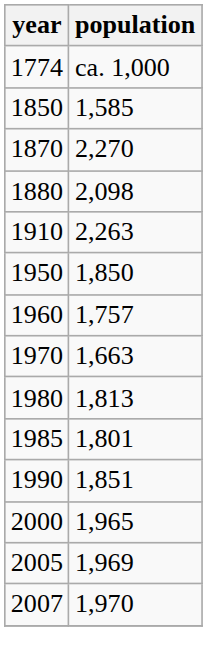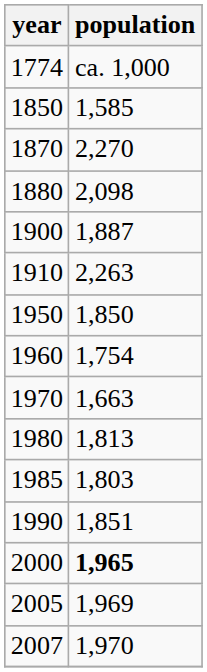+ row: (37, 231)
(104, 314) 1,757 -> (104, 356) 1,754
(104, 438) 1,801 -> (104, 480) 1,803
(104, 521) normal -> (104, 562) bold
